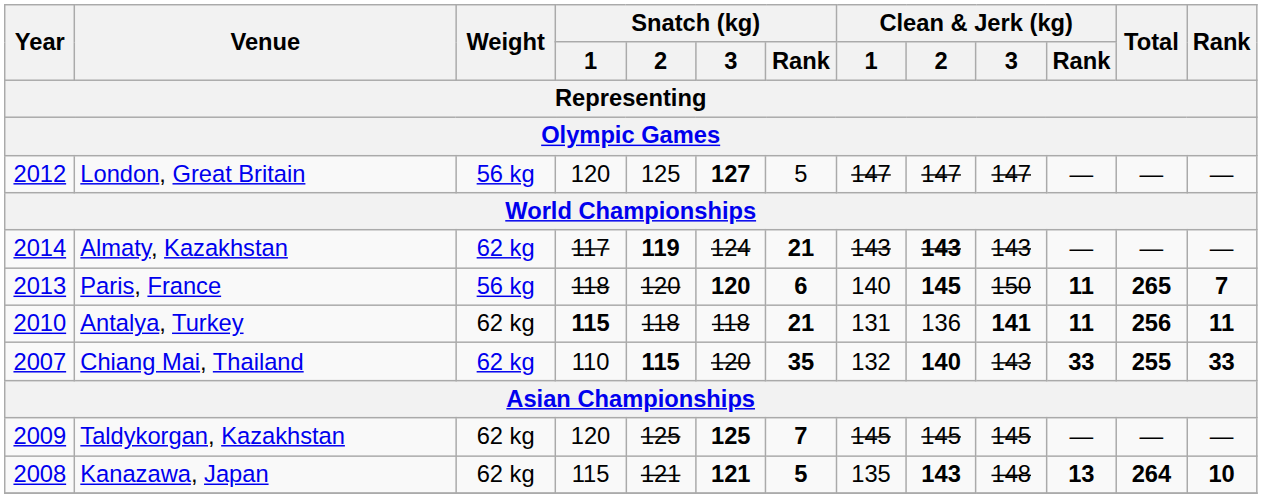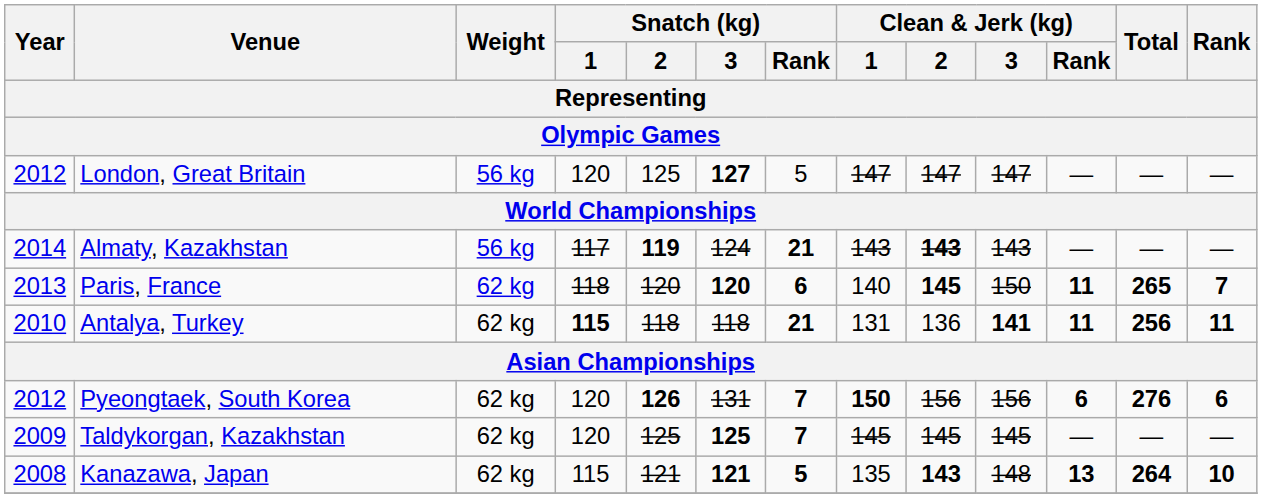(506, 248) 62 kg -> (506, 248) 56 kg
(506, 286) 56 kg -> (506, 286) 62 kg
- row: (192, 361)
+ row: (215, 398)
